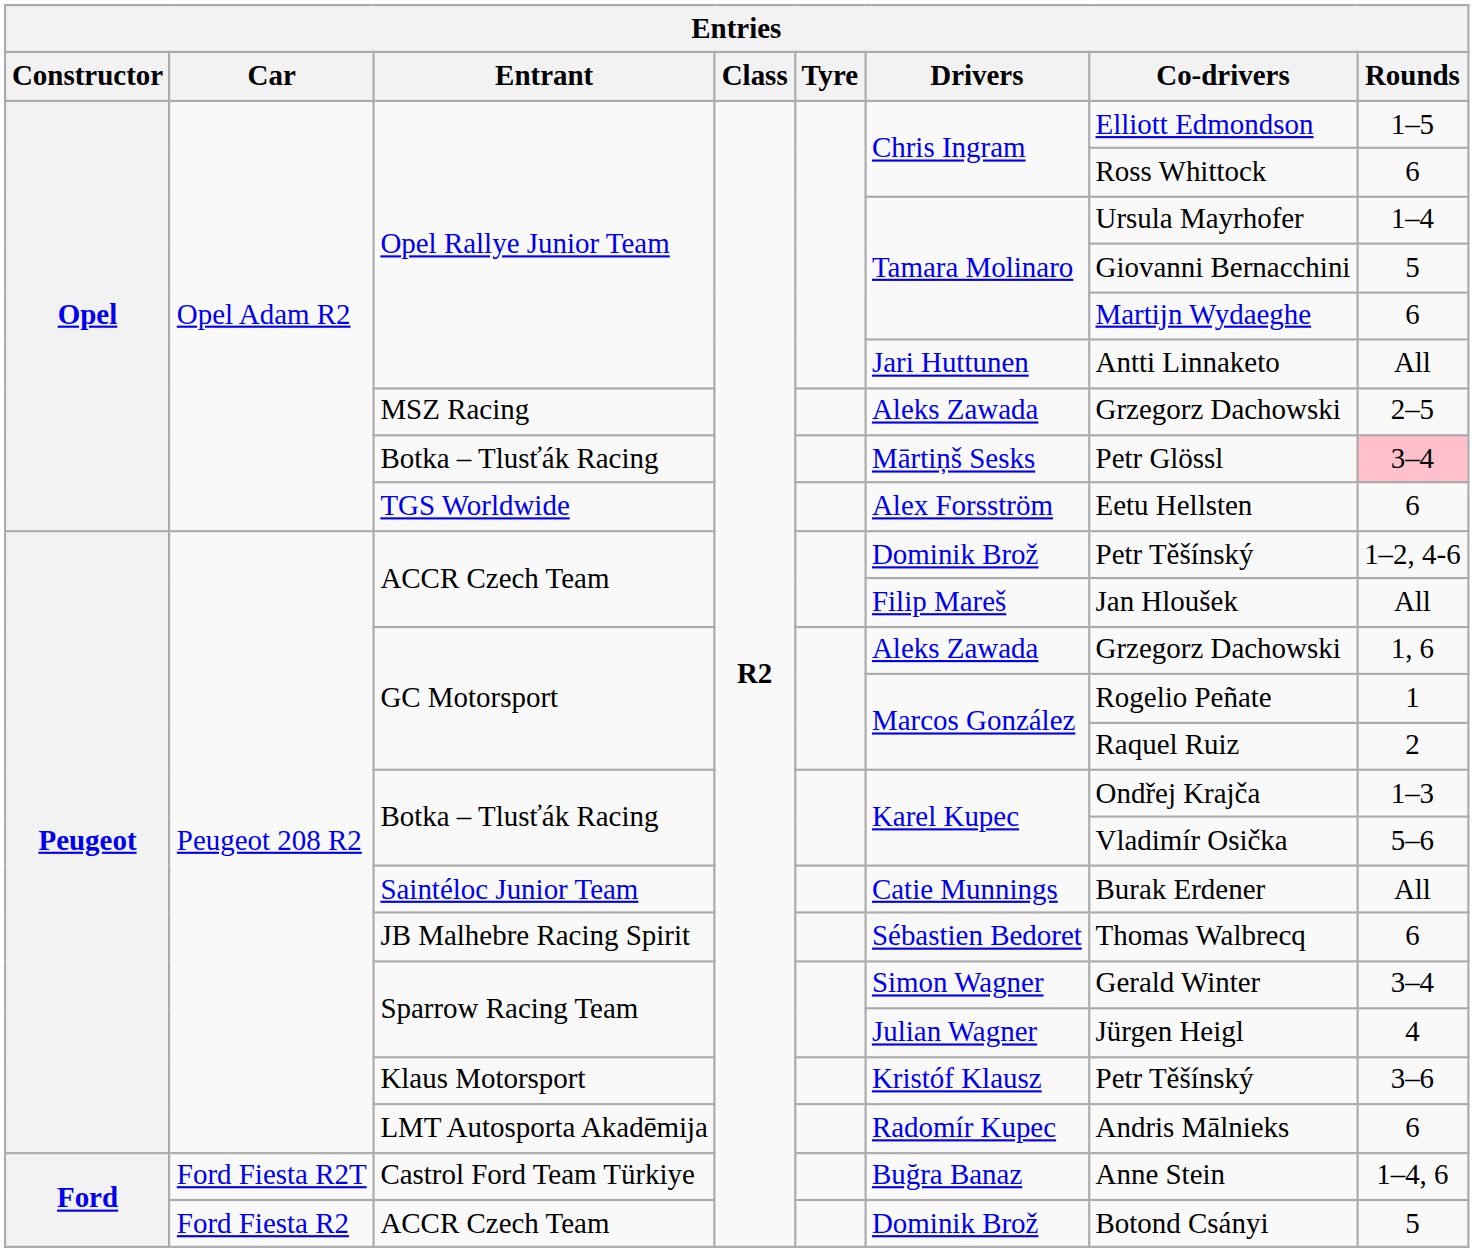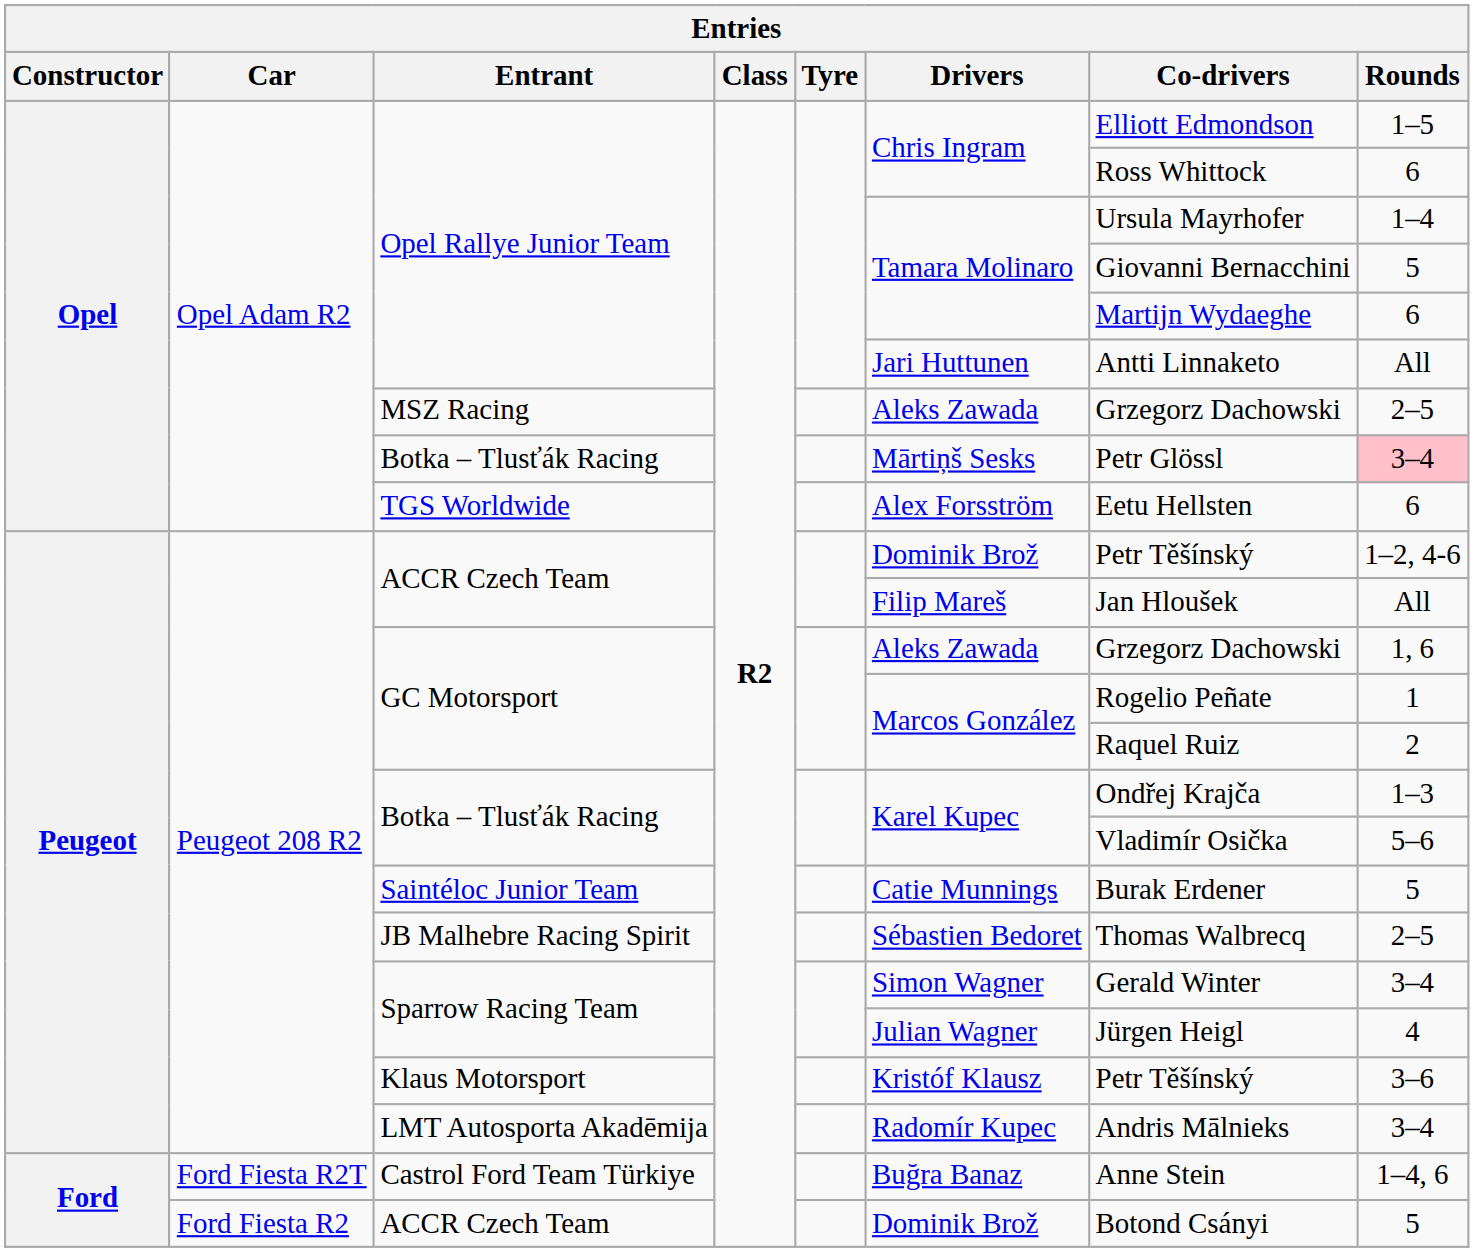(1412, 888) All -> (1412, 888) 5
(1412, 936) 6 -> (1412, 936) 2–5
(1412, 1127) 6 -> (1412, 1127) 3–4
